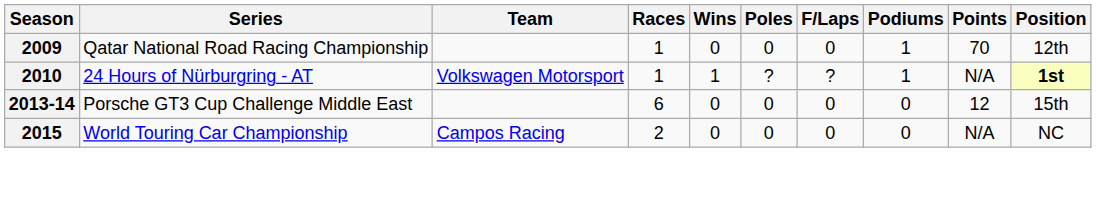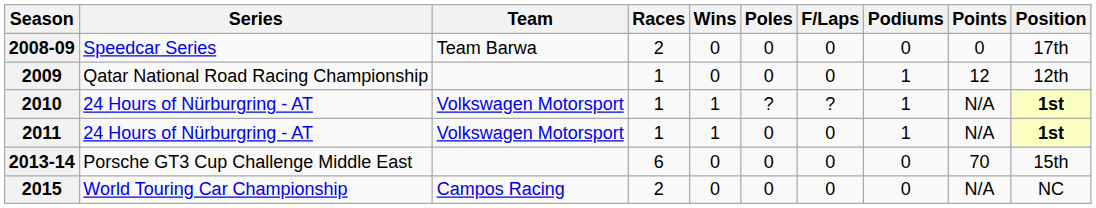+ row: (42, 48)
(980, 48) 70 -> (980, 76) 12
+ row: (42, 133)
(980, 105) 12 -> (980, 161) 70
